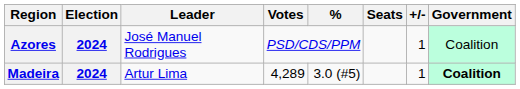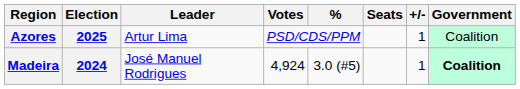(92, 44) 2024 -> (92, 36) 2025
(163, 44) José Manuel Rodrigues -> (156, 36) Artur Lima
(156, 73) Artur Lima -> (163, 66) José Manuel Rodrigues
(288, 73) 4,289 -> (288, 66) 4,924
